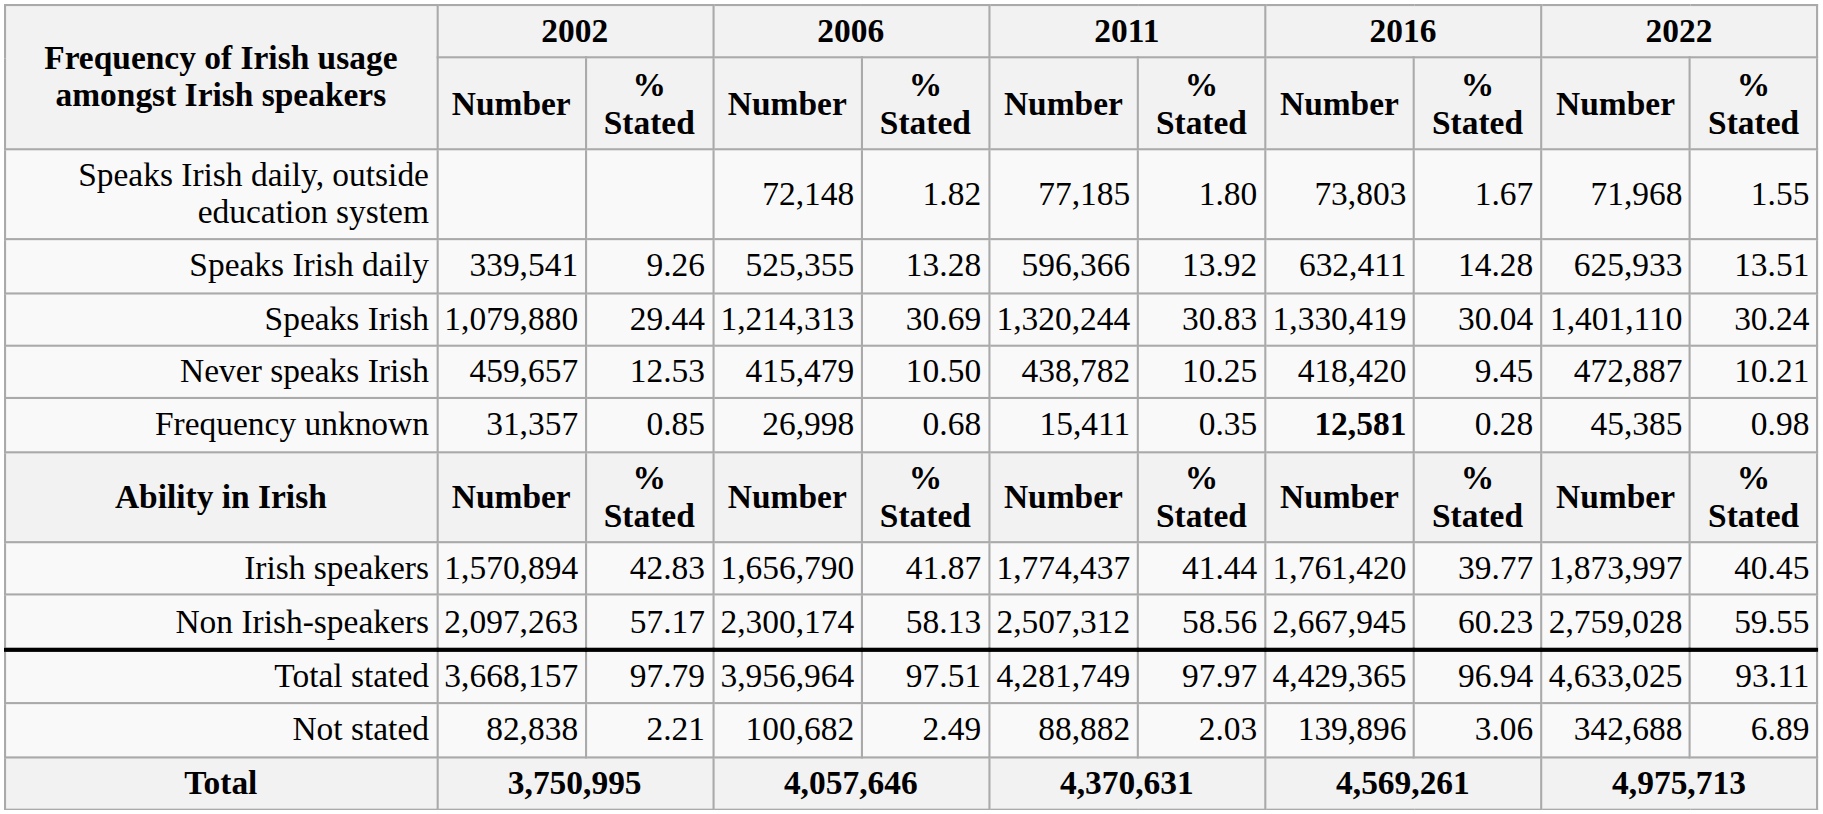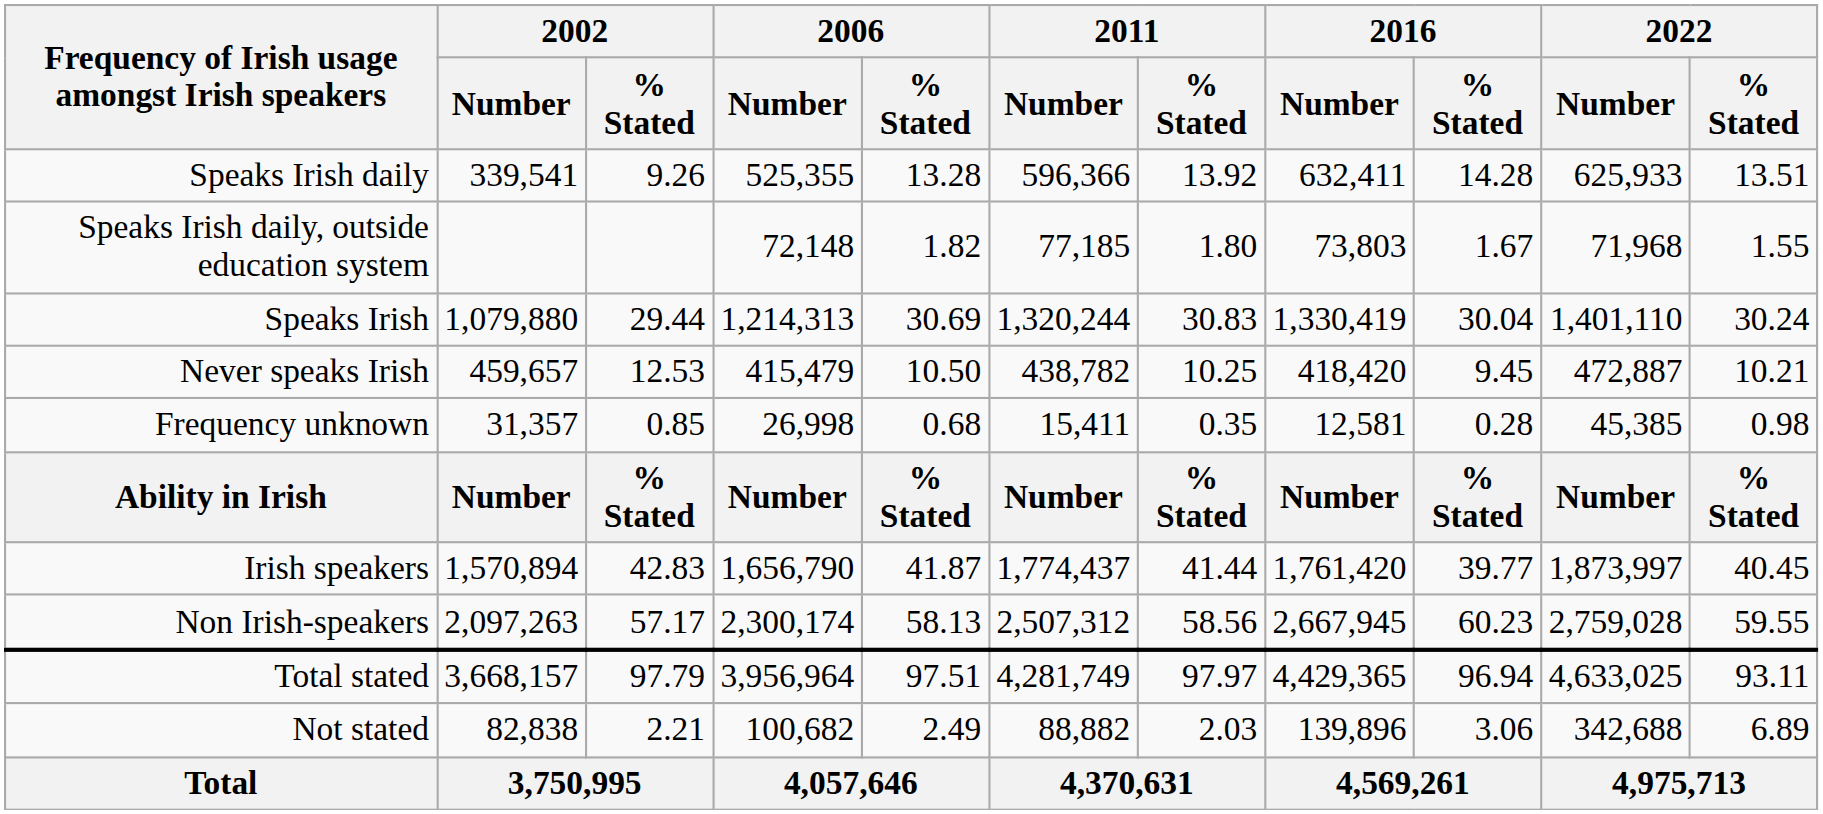rows swapped: (254, 193) <-> (309, 265)
(1360, 424) bold -> (1360, 424) normal
